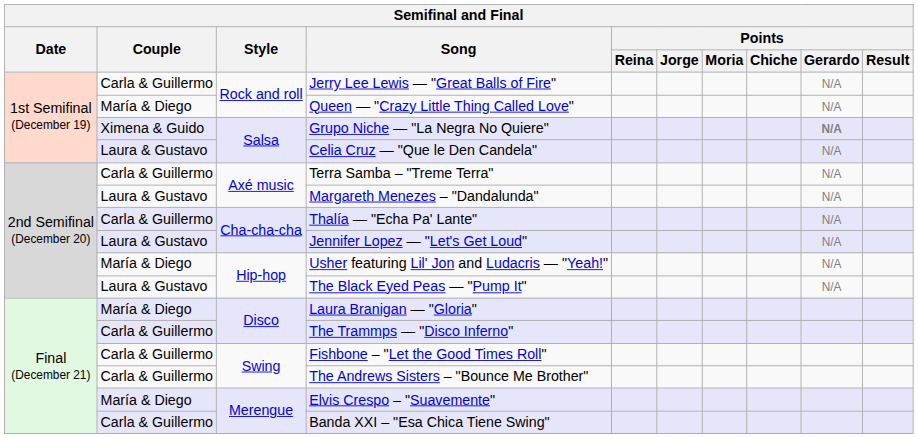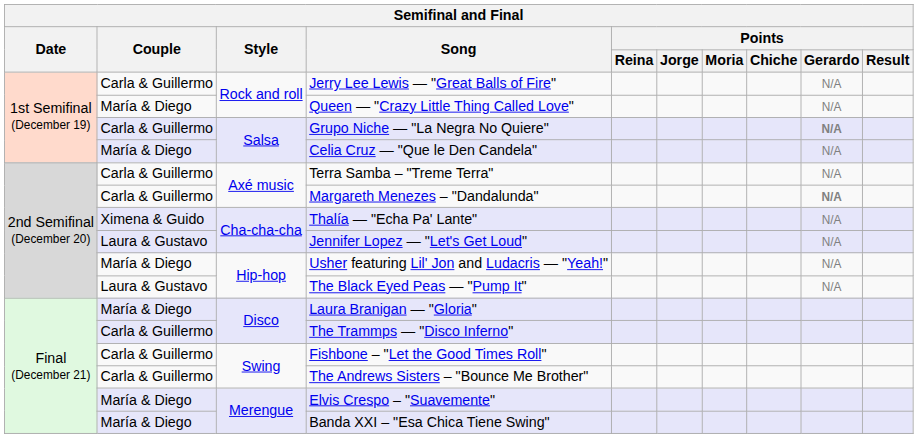(152, 128) Ximena & Guido -> (157, 128) Carla & Guillermo
(154, 151) Laura & Gustavo -> (146, 151) María & Diego
(154, 196) Laura & Gustavo -> (157, 196) Carla & Guillermo
(832, 197) normal -> (832, 196) bold
(157, 219) Carla & Guillermo -> (152, 219) Ximena & Guido
(157, 422) Carla & Guillermo -> (146, 422) María & Diego
